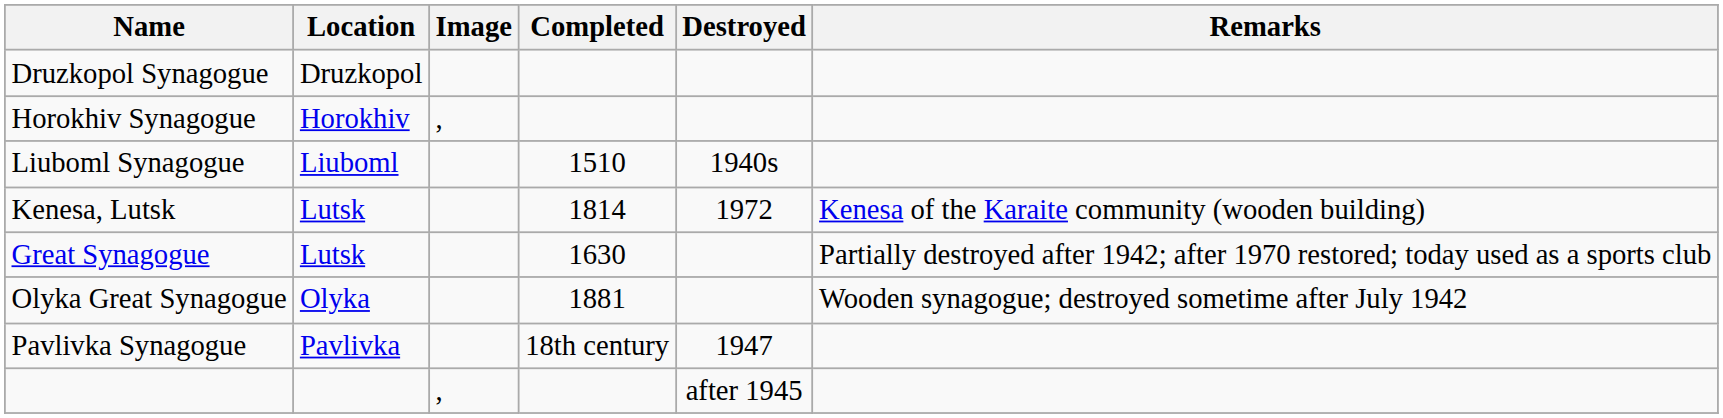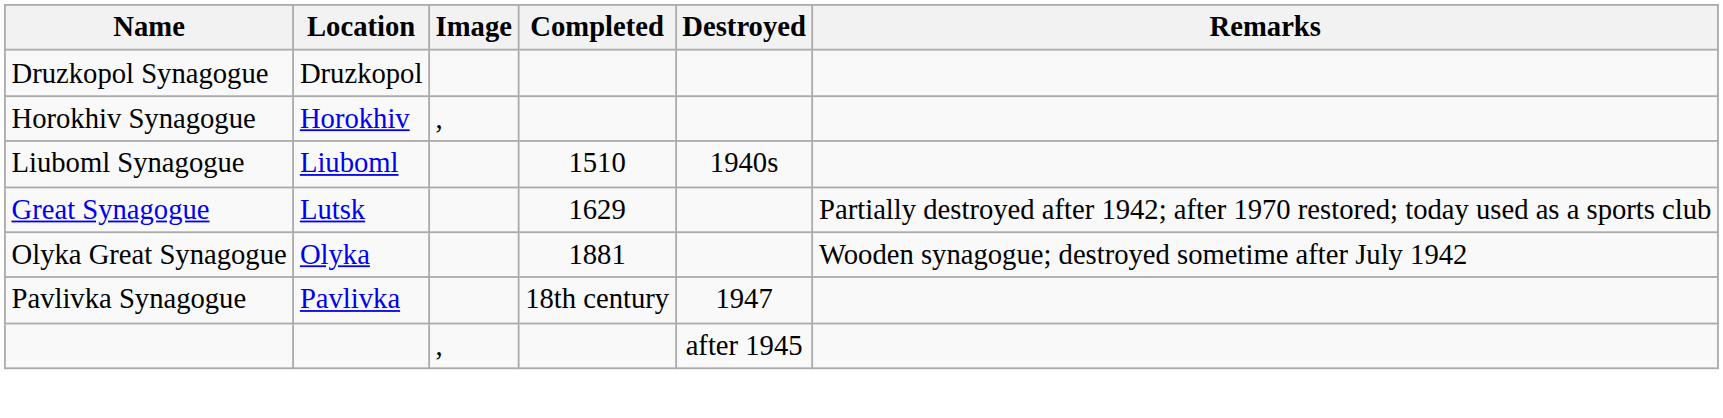- row: (93, 208)
(597, 254) 1630 -> (597, 208) 1629
